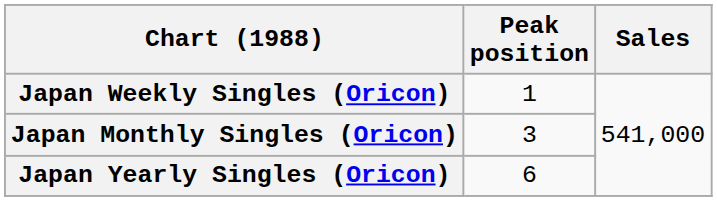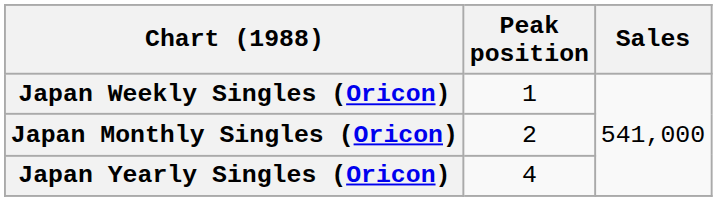(529, 135) 3 -> (529, 135) 2
(529, 175) 6 -> (529, 175) 4
